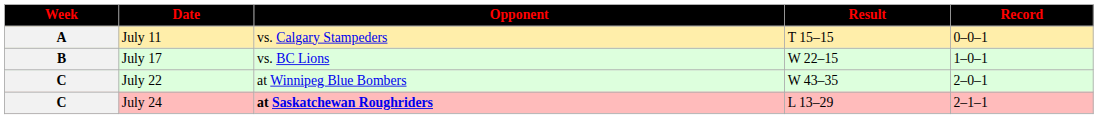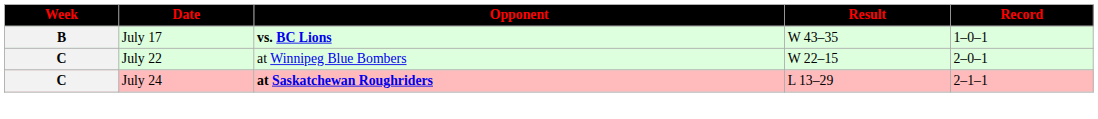- row: (142, 37)
(293, 59) normal -> (294, 37) bold
(813, 59) W 22–15 -> (813, 37) W 43–35
(813, 80) W 43–35 -> (813, 59) W 22–15
